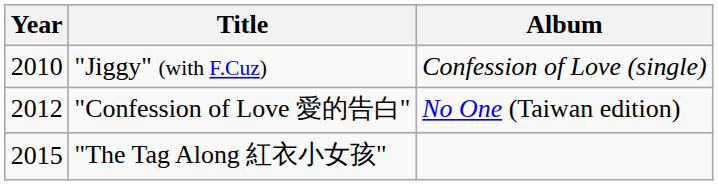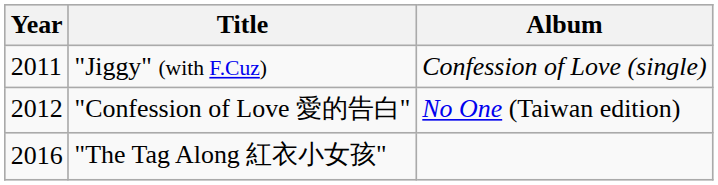(37, 66) 2010 -> (36, 66) 2011
(37, 155) 2015 -> (37, 155) 2016
